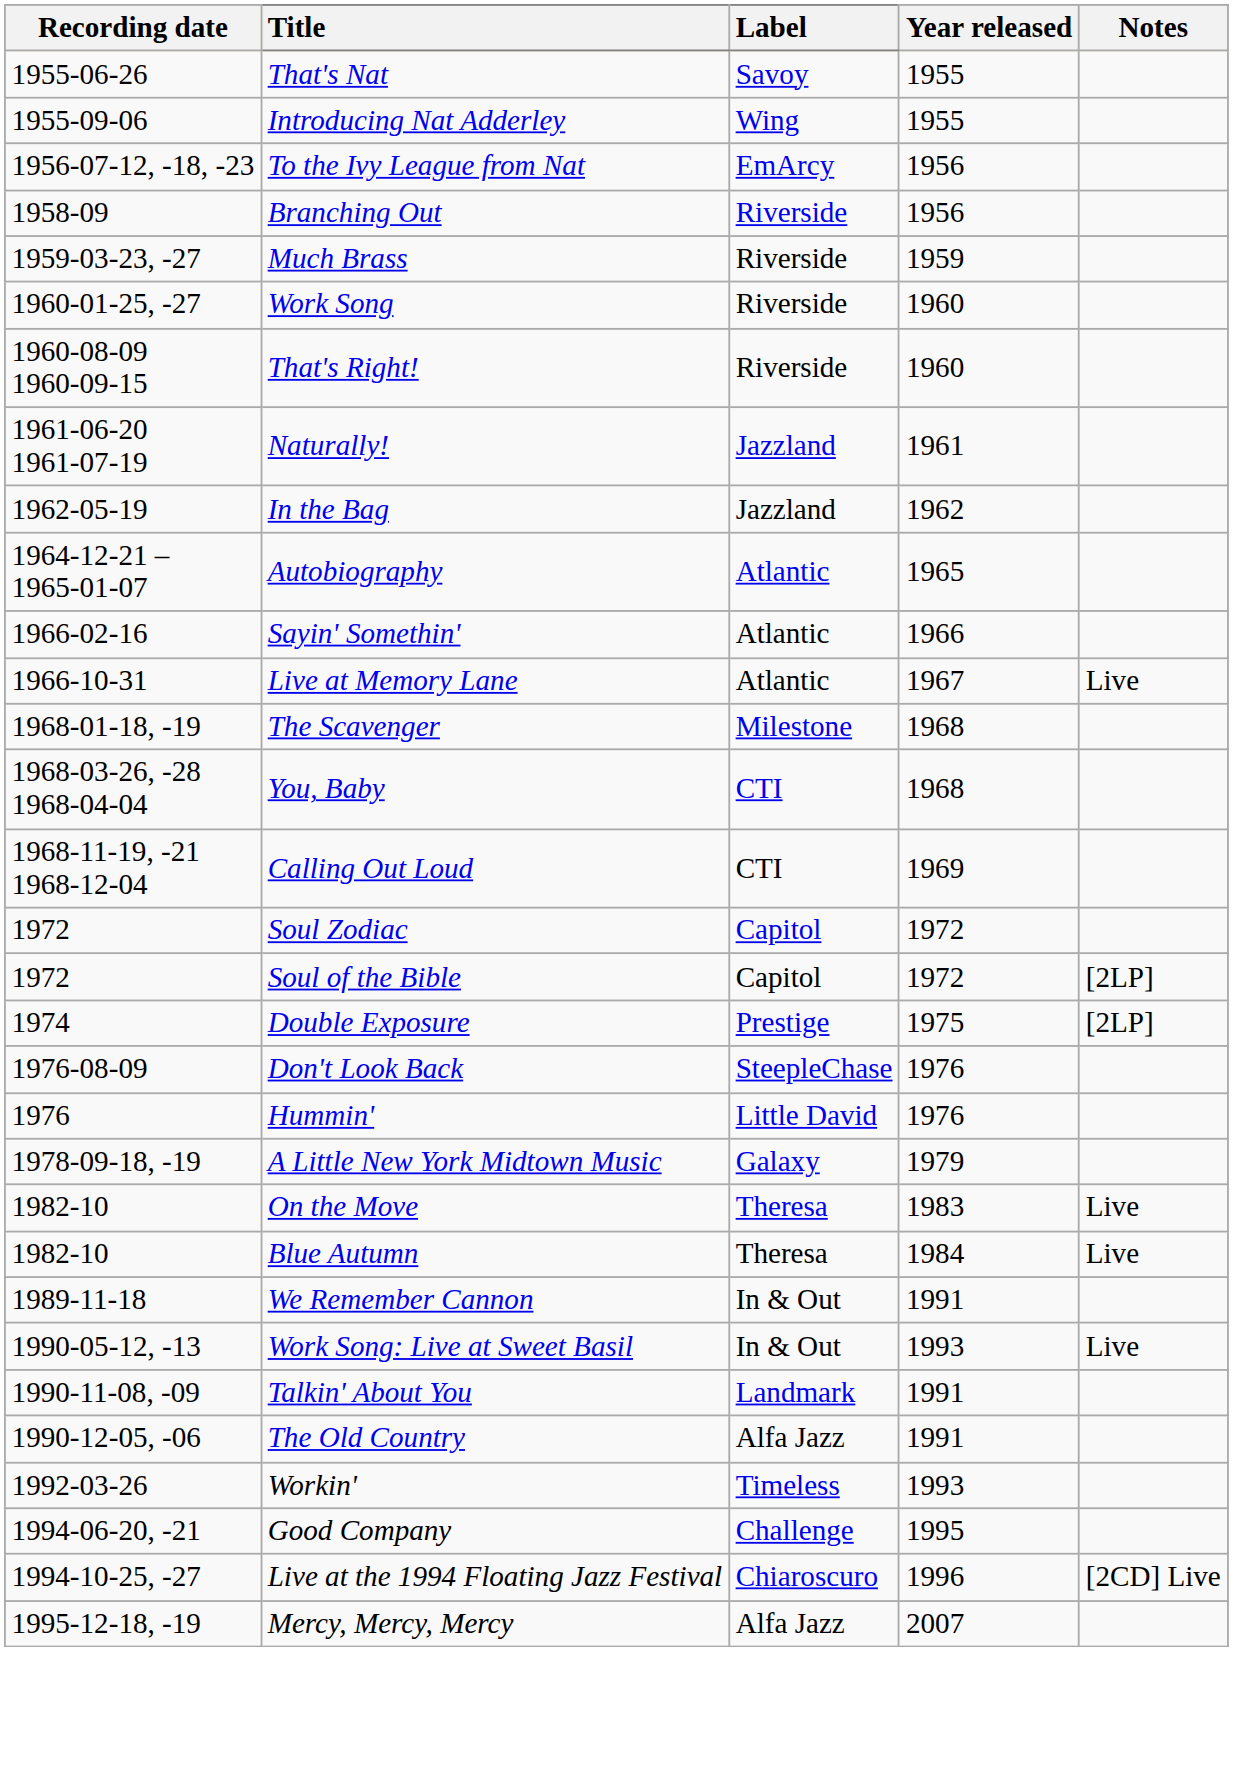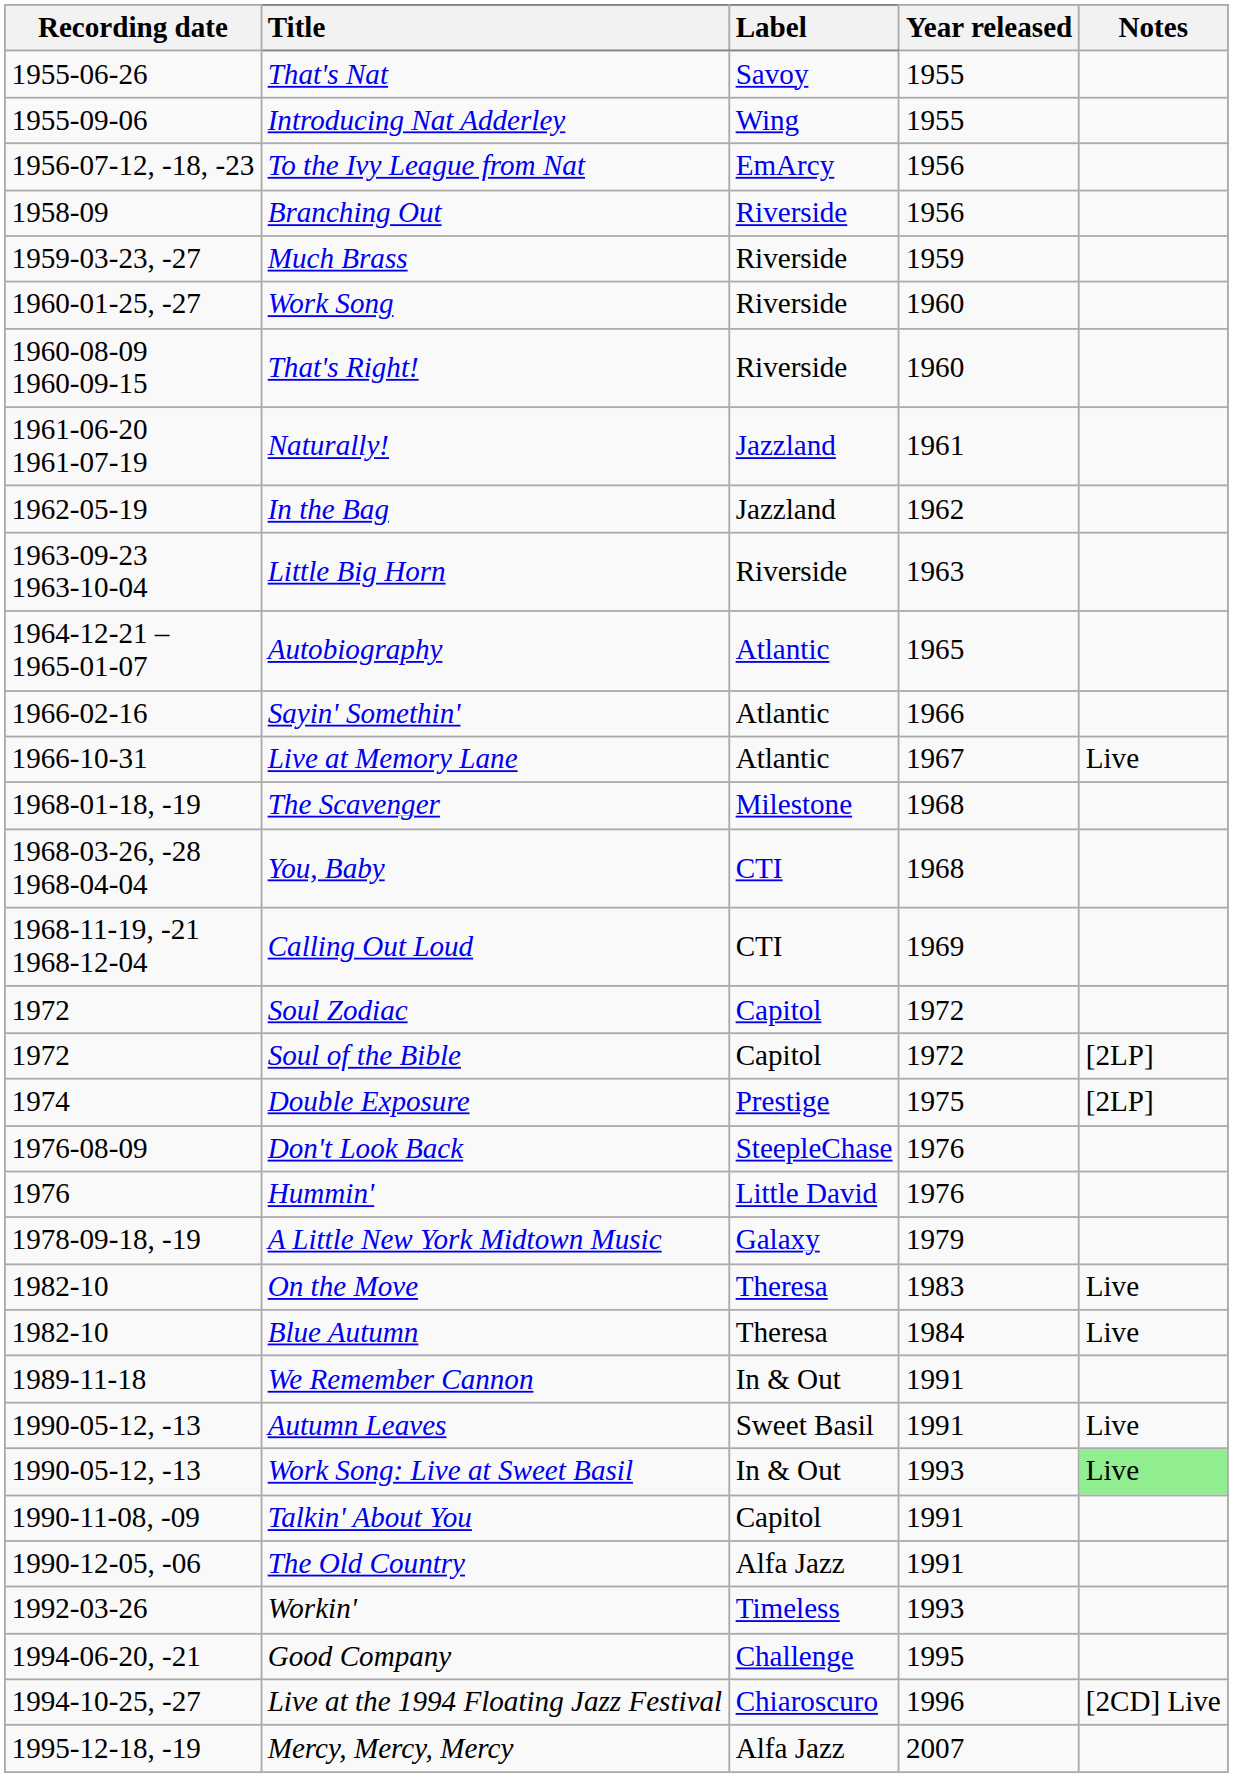+ row: (357, 571)
+ row: (357, 1424)
(1112, 1345) no background -> (1112, 1471) lightgreen background
(795, 1392) Landmark -> (779, 1517) Capitol
